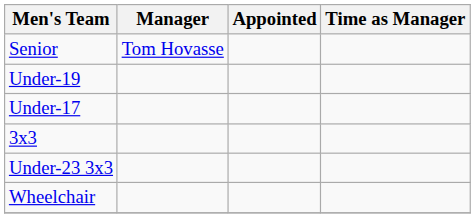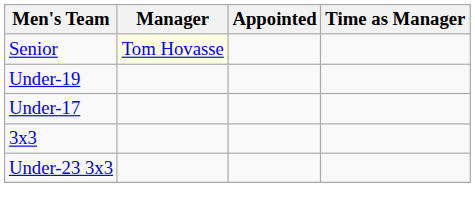(173, 49) no background -> (173, 49) lightyellow background
- row: (52, 197)
